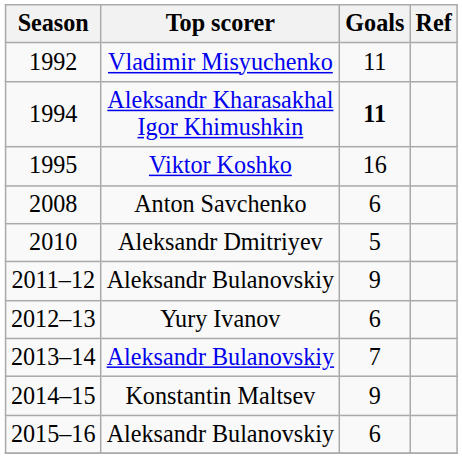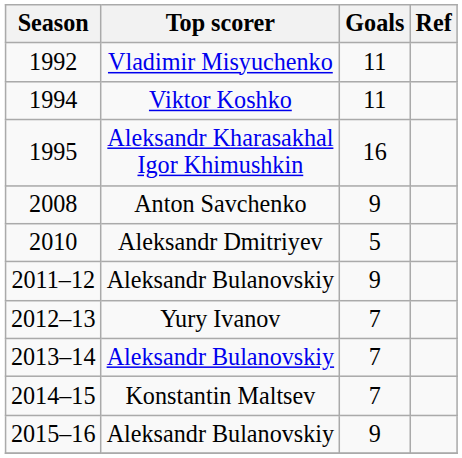(220, 113) Aleksandr Kharasakhal Igor Khimushkin -> (220, 100) Viktor Koshko
(375, 113) bold -> (375, 100) normal
(220, 165) Viktor Koshko -> (220, 152) Aleksandr Kharasakhal Igor Khimushkin
(375, 204) 6 -> (375, 204) 9
(375, 319) 6 -> (375, 319) 7
(375, 395) 9 -> (375, 395) 7
(375, 434) 6 -> (375, 434) 9
